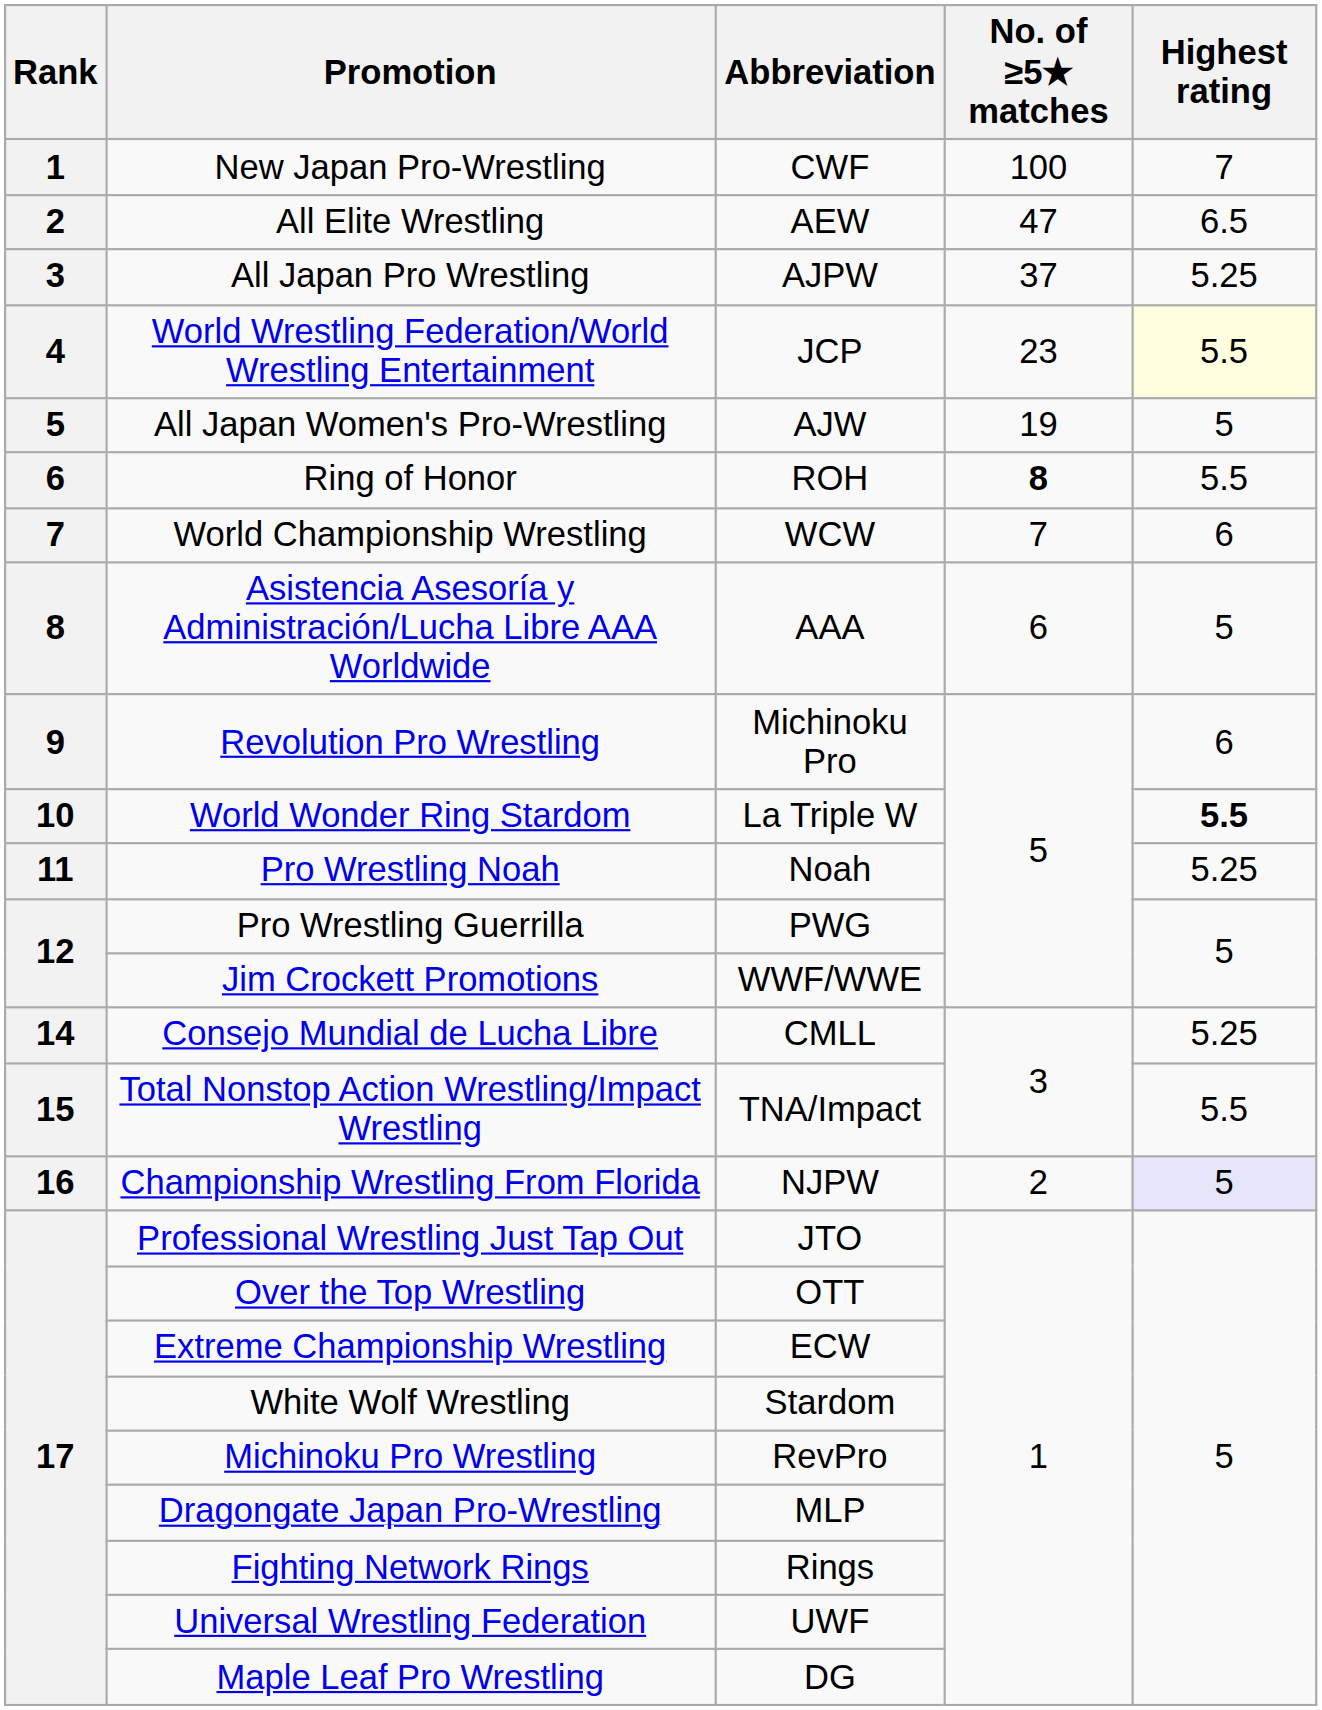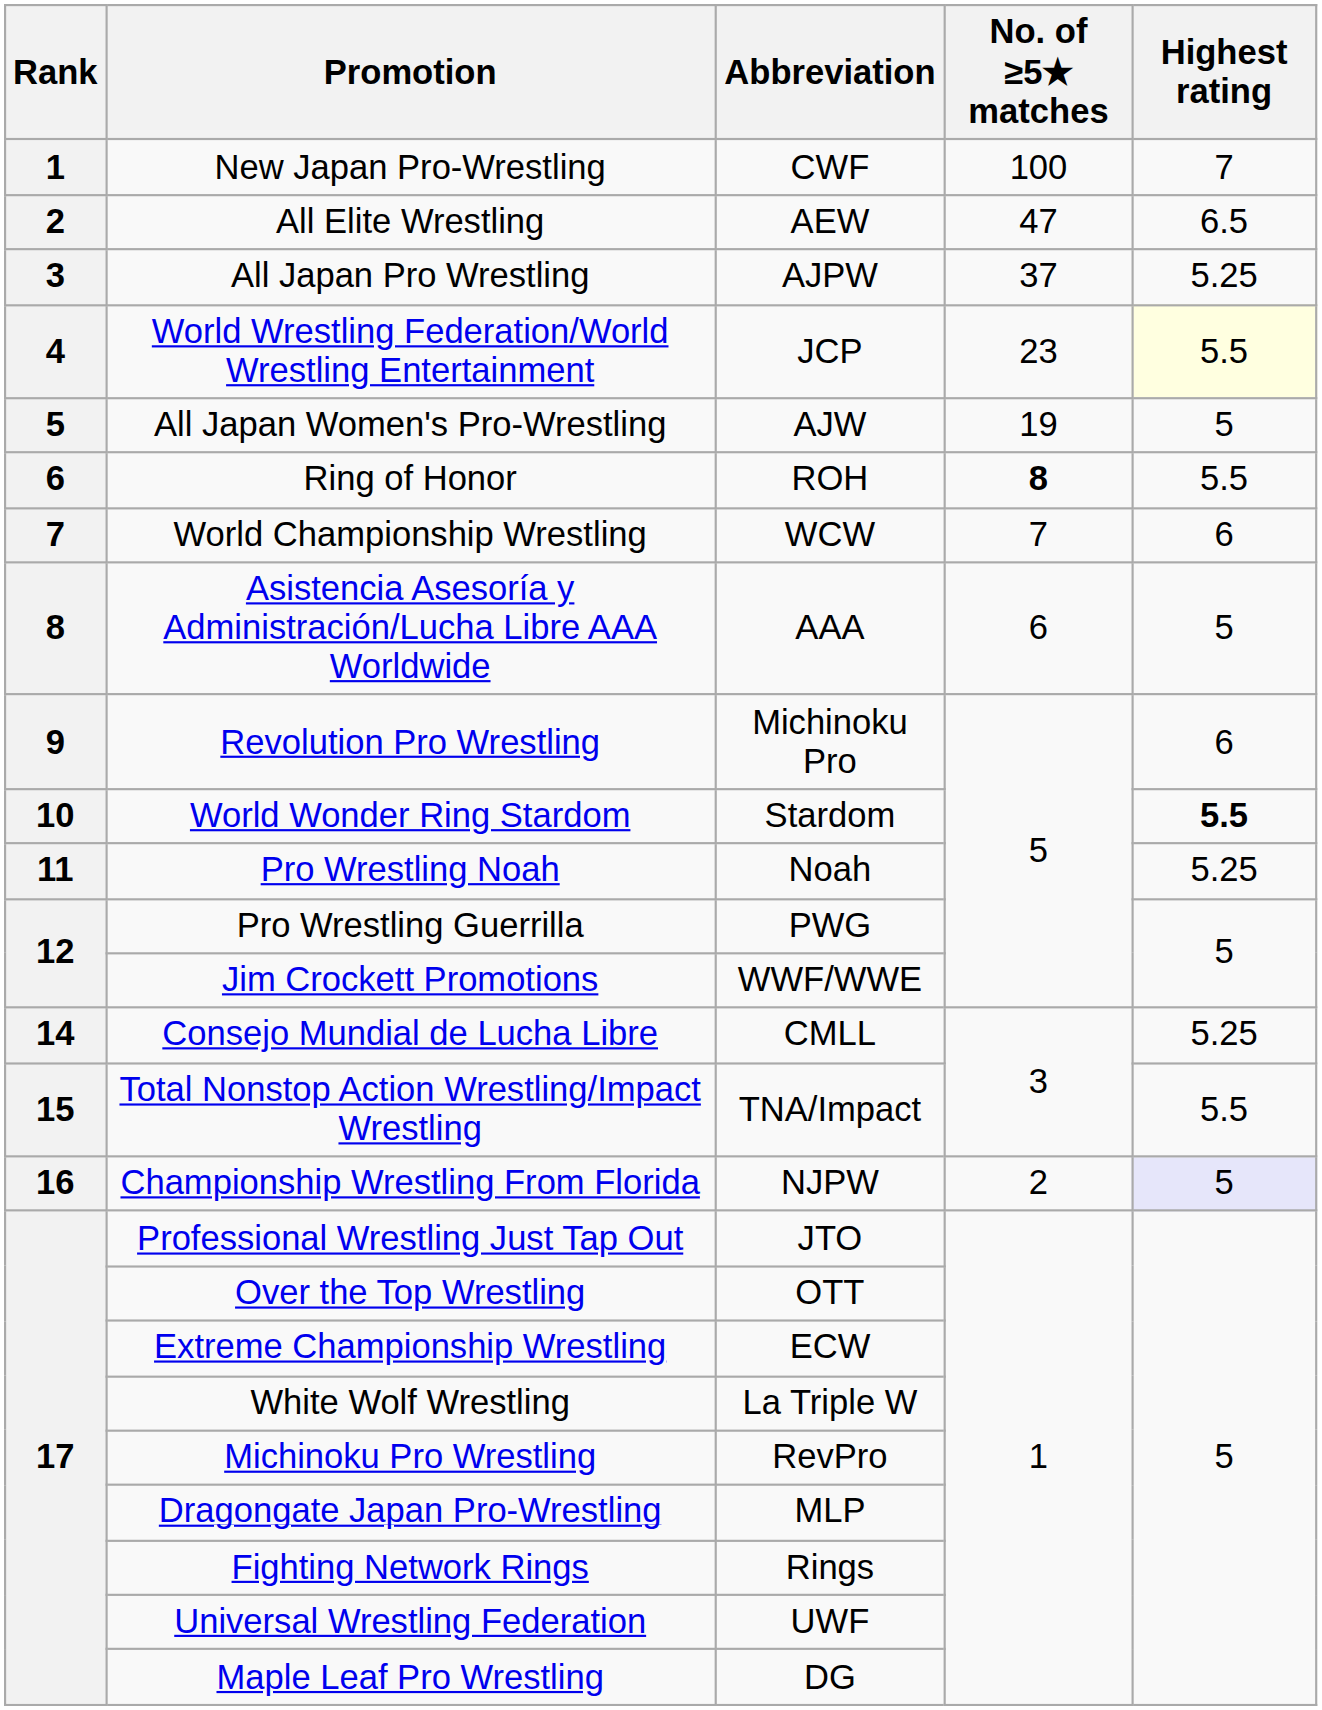(830, 815) La Triple W -> (830, 815) Stardom
(830, 1402) Stardom -> (830, 1402) La Triple W
